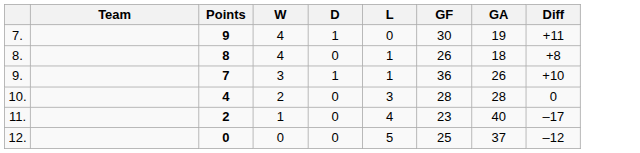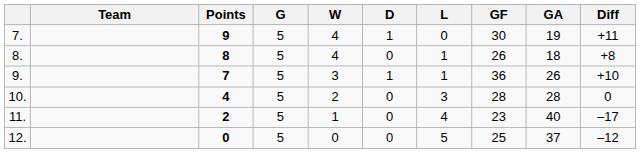+ column: (280, 14)
